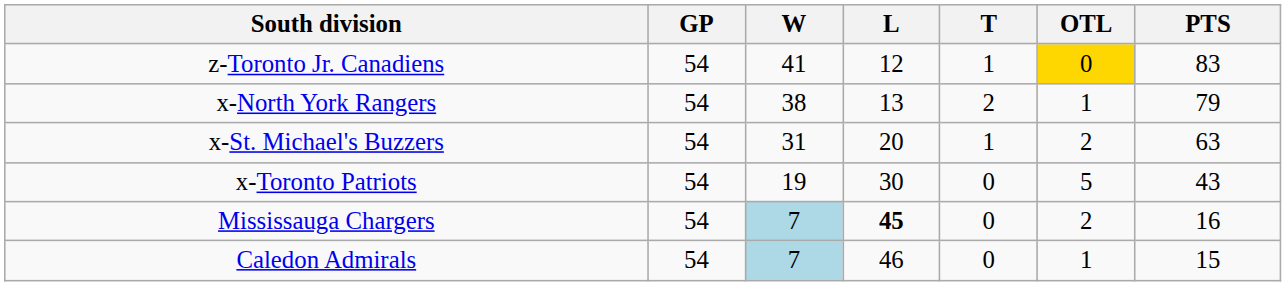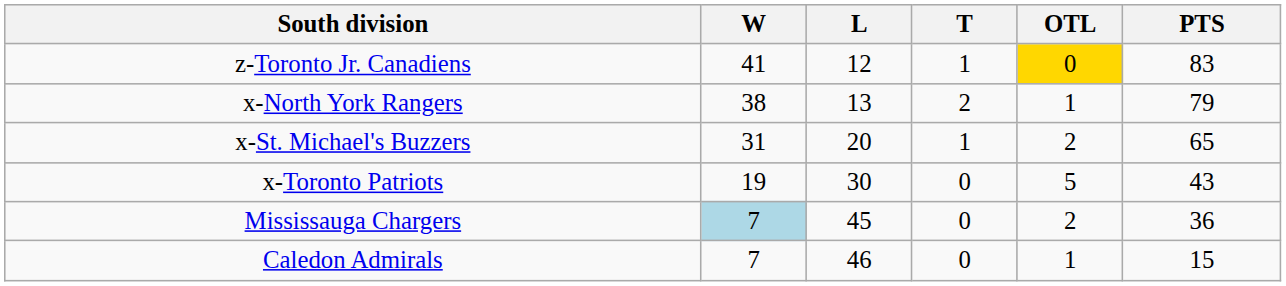- column: (697, 24)
(1208, 142) 63 -> (1202, 142) 65
(891, 220) bold -> (859, 220) normal
(1208, 220) 16 -> (1202, 220) 36
(794, 260) lightblue background -> (754, 260) no background
